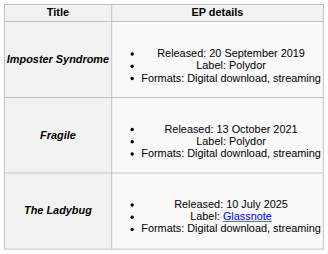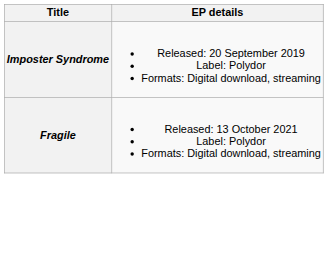- row: (58, 211)
